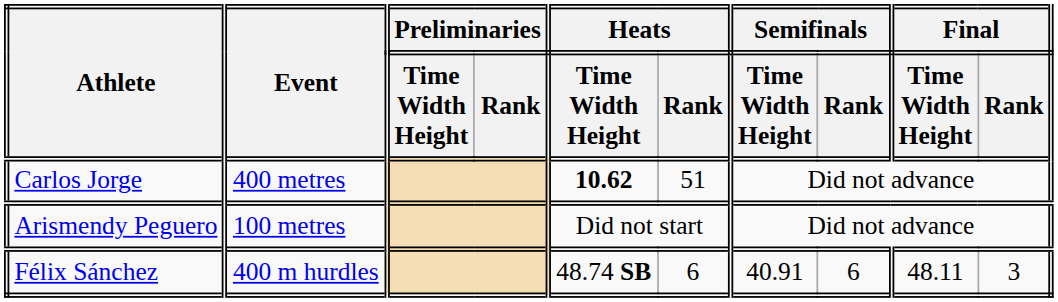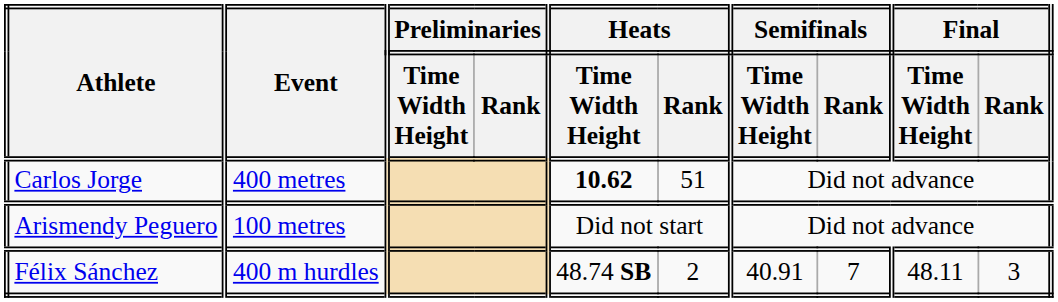(693, 271) 6 -> (693, 271) 2
(853, 271) 6 -> (853, 271) 7
